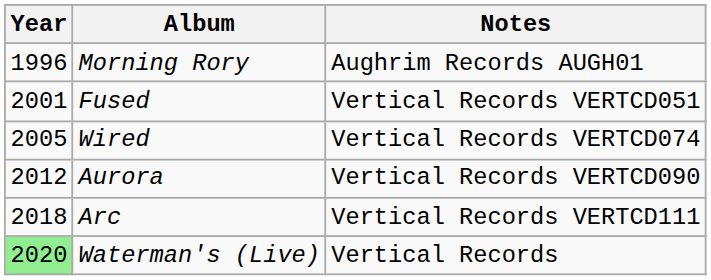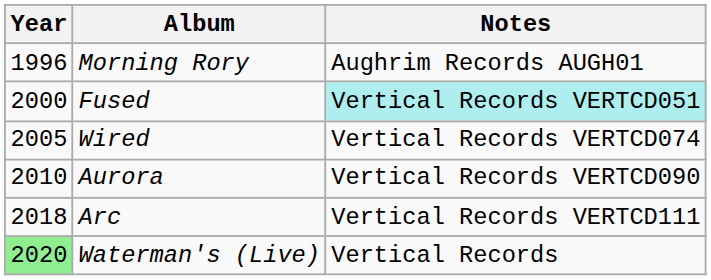(39, 101) 2001 -> (39, 101) 2000
(516, 101) no background -> (516, 101) paleturquoise background
(39, 178) 2012 -> (39, 178) 2010
